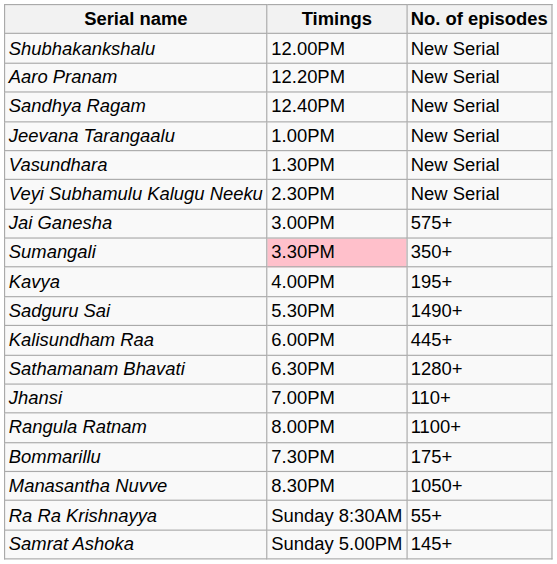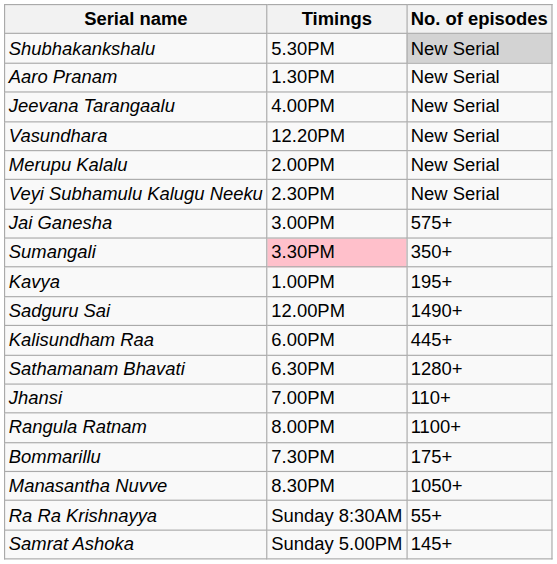(308, 48) 12.00PM -> (303, 48) 5.30PM
(455, 48) no background -> (455, 48) lightgrey background
(308, 77) 12.20PM -> (303, 77) 1.30PM
- row: (77, 106)
(303, 135) 1.00PM -> (303, 106) 4.00PM
(303, 164) 1.30PM -> (308, 135) 12.20PM
+ row: (68, 164)
(303, 281) 4.00PM -> (303, 281) 1.00PM
(303, 310) 5.30PM -> (308, 310) 12.00PM
